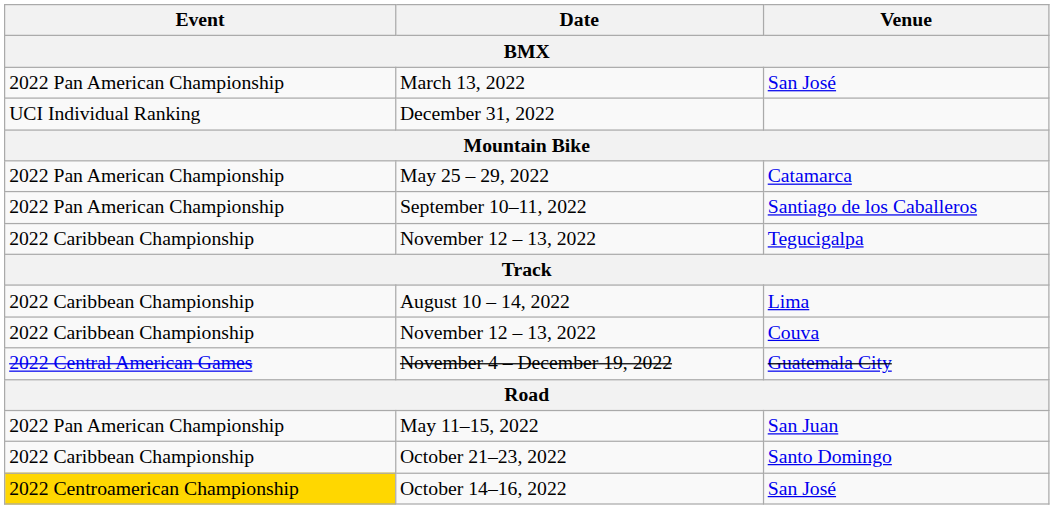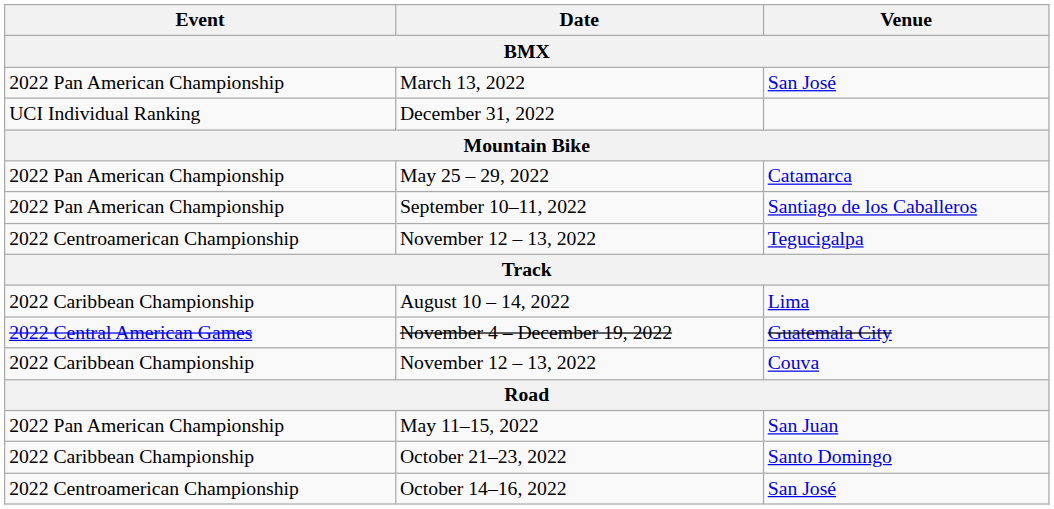(132, 238) 2022 Caribbean Championship -> (154, 238) 2022 Centroamerican Championship
rows swapped: (536, 363) <-> (498, 332)
(154, 488) gold background -> (154, 488) no background
